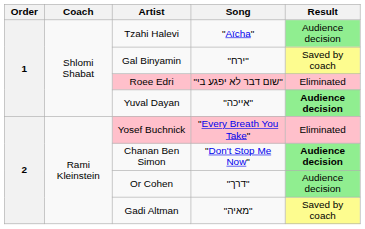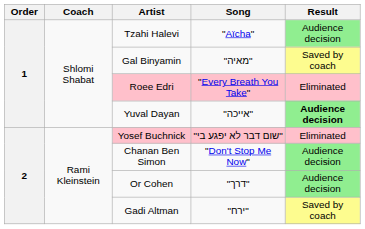(238, 60) "ירח" -> (238, 60) "מאיה"
(238, 81) "שום דבר לא יפגע בי" -> (238, 87) "Every Breath You Take"
(238, 130) "Every Breath You Take" -> (238, 135) "שום דבר לא יפגע בי"
(323, 156) bold -> (323, 156) normal
(238, 210) "מאיה" -> (238, 210) "ירח"
